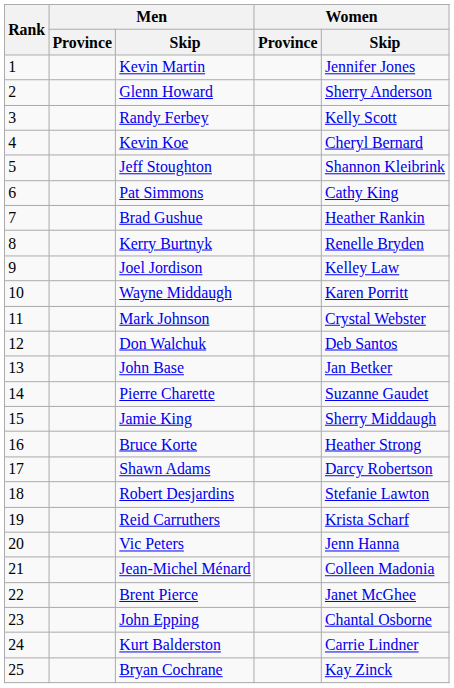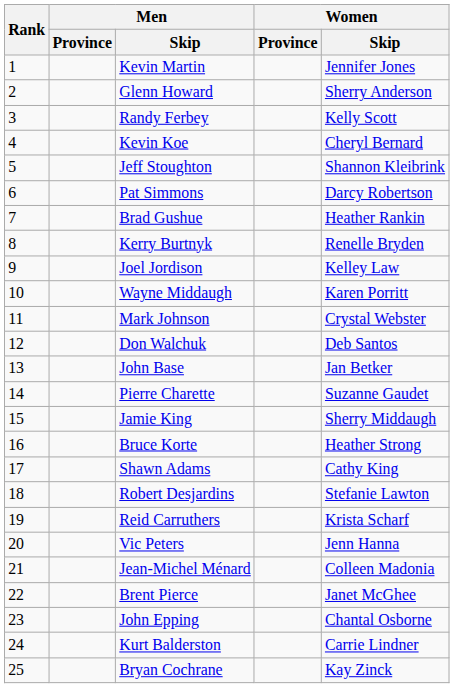(362, 192) Cathy King -> (379, 192) Darcy Robertson
(379, 469) Darcy Robertson -> (362, 469) Cathy King
